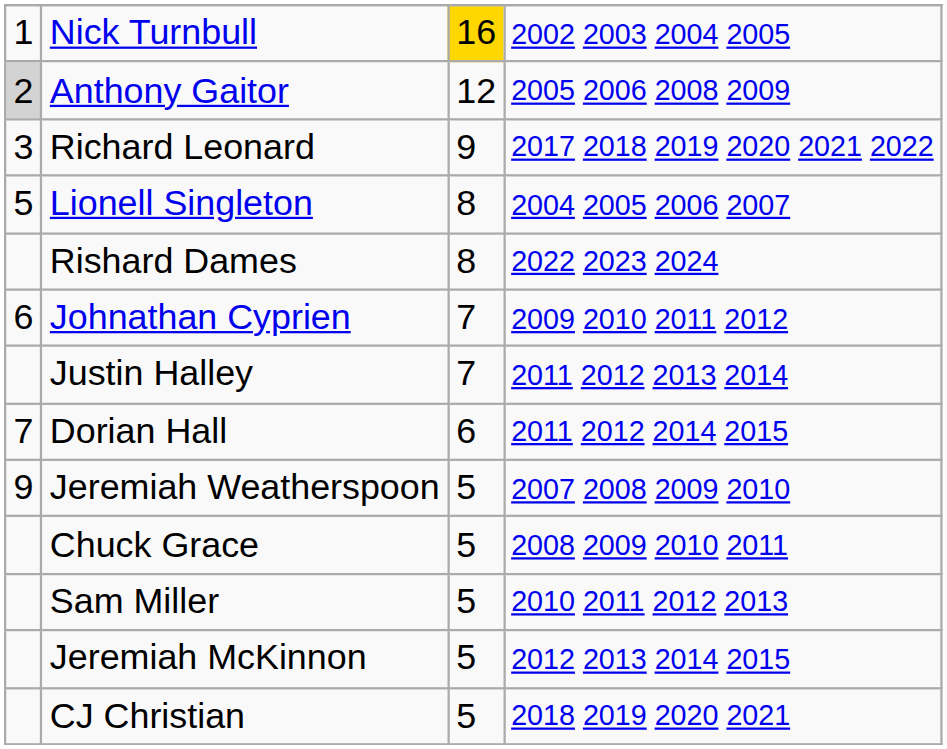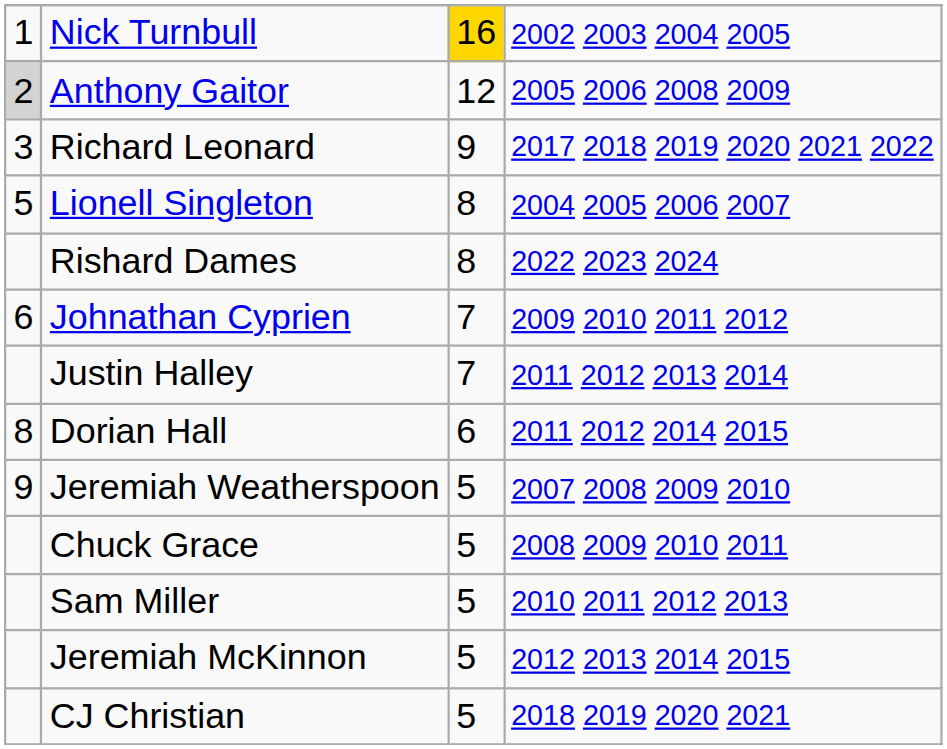(23, 430) 7 -> (23, 430) 8
